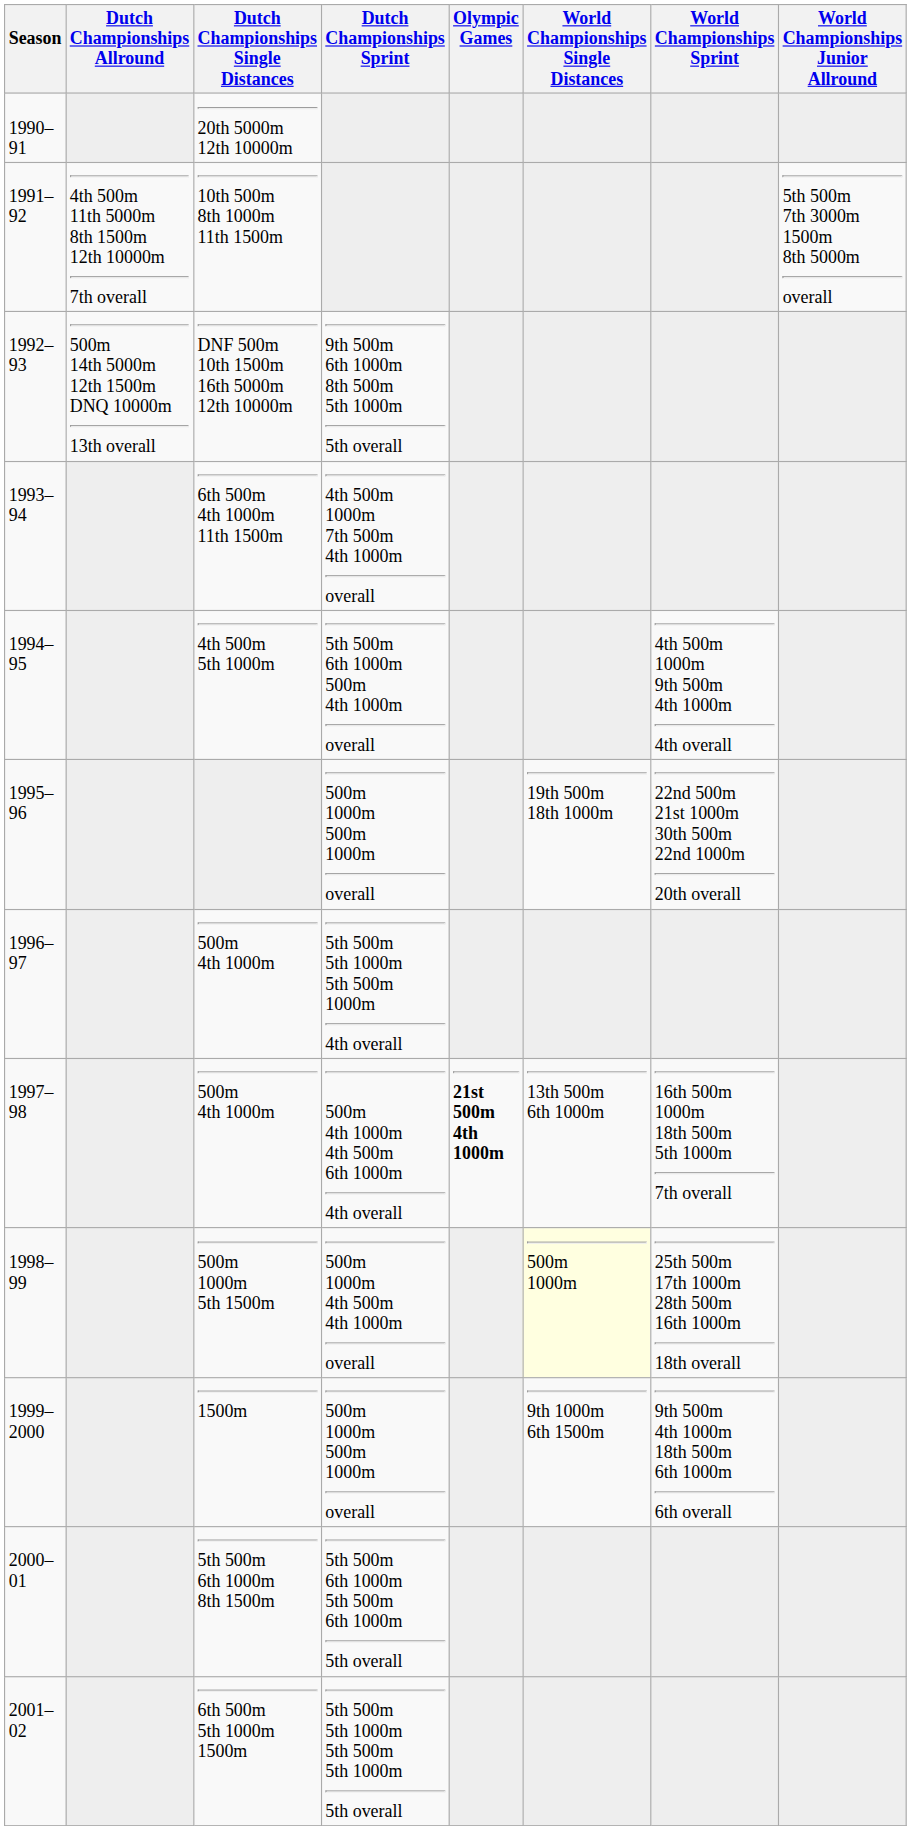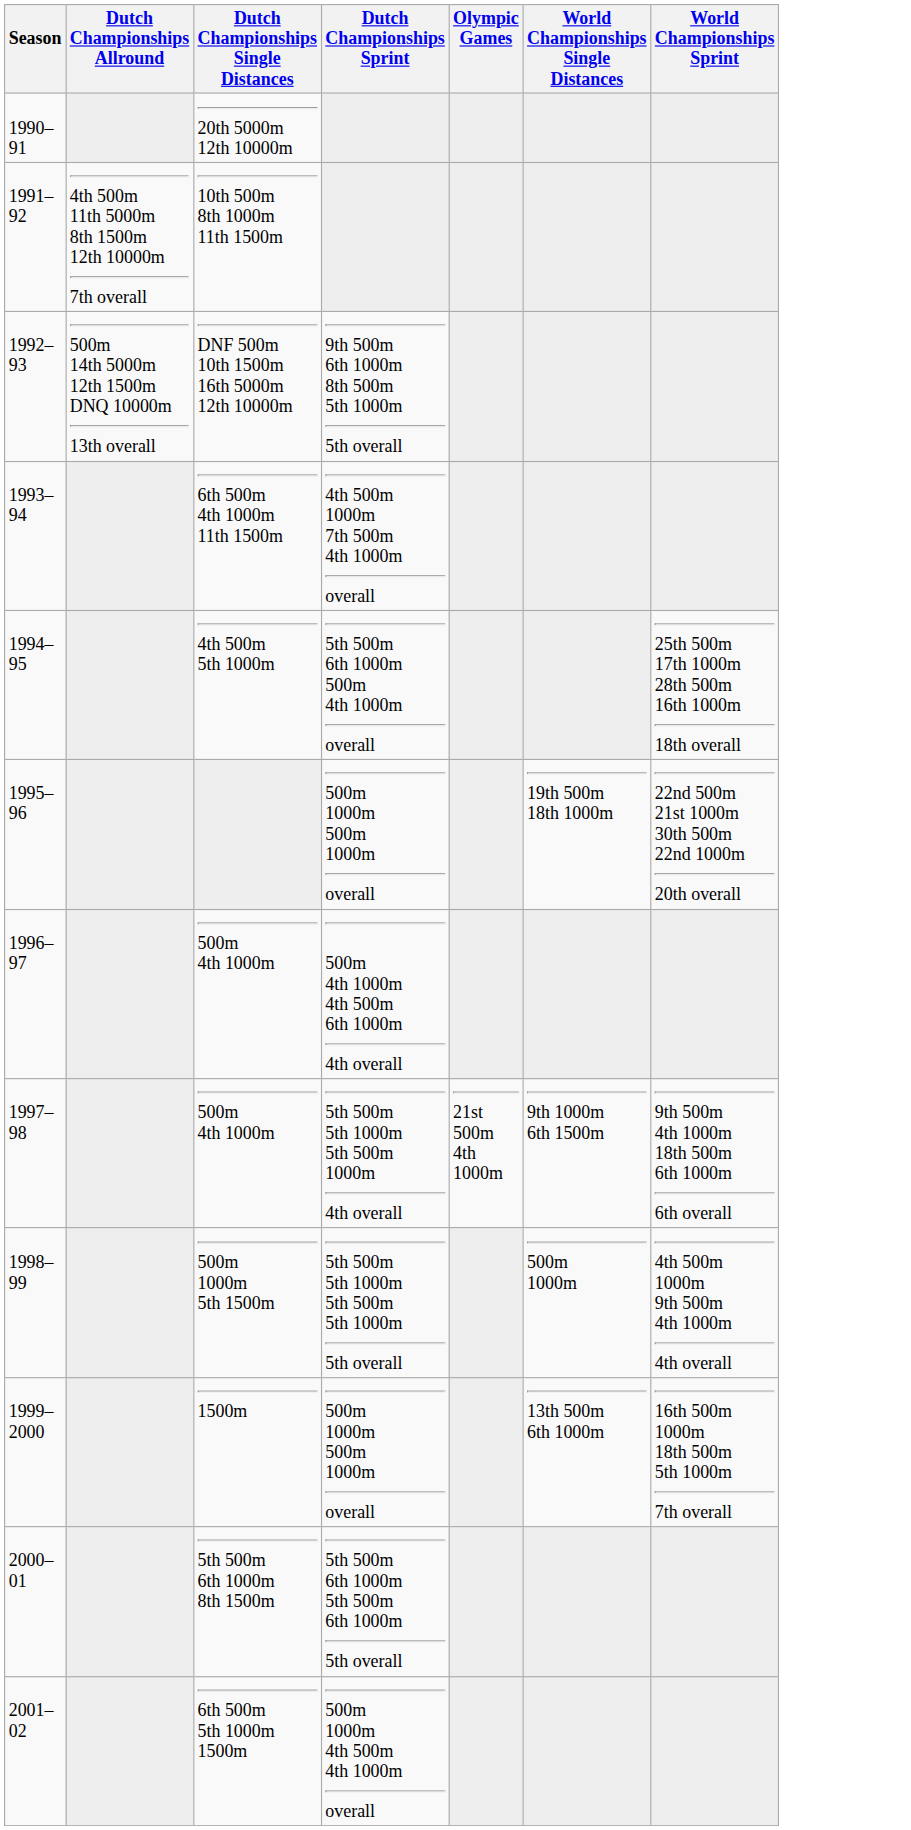- column: (842, 48)
(715, 689) 4th 500m 1000m 9th 500m 4th 1000m 4th overall -> (715, 689) 25th 500m 17th 1000m 28th 500m 16th 1000m 18th overall
(385, 988) 5th 500m 5th 1000m 5th 500m 1000m 4th overall -> (385, 998) 500m 4th 1000m 4th 500m 6th 1000m 4th overall
(385, 1147) 500m 4th 1000m 4th 500m 6th 1000m 4th overall -> (385, 1157) 5th 500m 5th 1000m 5th 500m 1000m 4th overall
(486, 1117) bold -> (486, 1137) normal
(587, 1097) 13th 500m 6th 1000m -> (587, 1117) 9th 1000m 6th 1500m
(715, 1137) 16th 500m 1000m 18th 500m 5th 1000m 7th overall -> (715, 1157) 9th 500m 4th 1000m 18th 500m 6th 1000m 6th overall
(385, 1307) 500m 1000m 4th 500m 4th 1000m overall -> (385, 1307) 5th 500m 5th 1000m 5th 500m 5th 1000m 5th overall
(587, 1266) lightyellow background -> (587, 1266) no background
(715, 1307) 25th 500m 17th 1000m 28th 500m 16th 1000m 18th overall -> (715, 1307) 4th 500m 1000m 9th 500m 4th 1000m 4th overall
(587, 1416) 9th 1000m 6th 1500m -> (587, 1416) 13th 500m 6th 1000m
(715, 1456) 9th 500m 4th 1000m 18th 500m 6th 1000m 6th overall -> (715, 1456) 16th 500m 1000m 18th 500m 5th 1000m 7th overall
(385, 1755) 5th 500m 5th 1000m 5th 500m 5th 1000m 5th overall -> (385, 1755) 500m 1000m 4th 500m 4th 1000m overall
